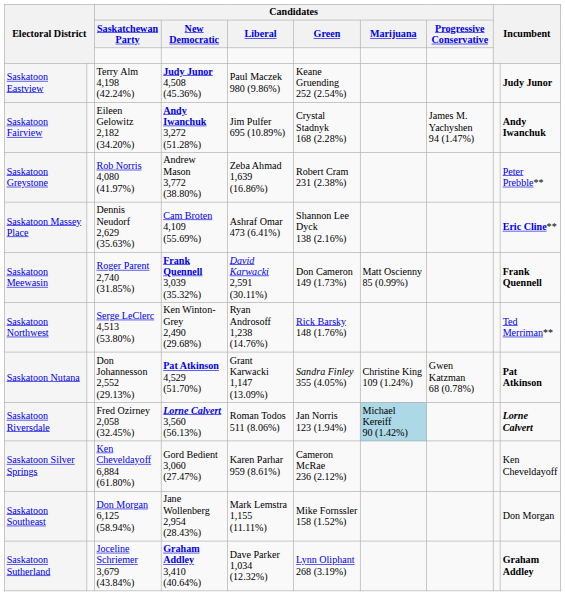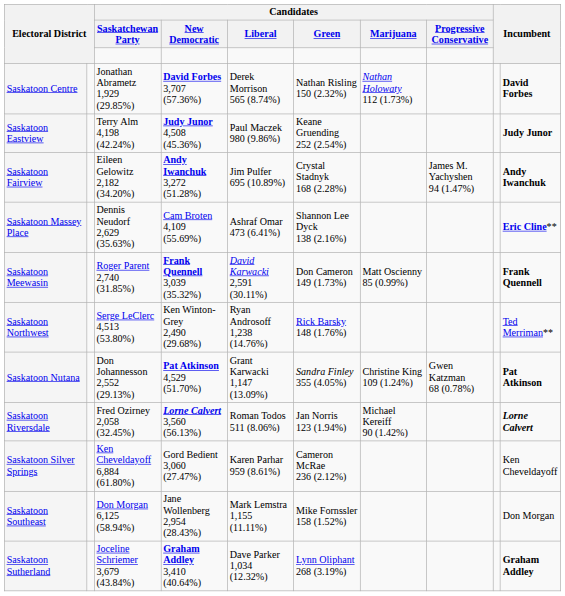+ row: (42, 88)
- row: (27, 177)
(385, 421) lightblue background -> (385, 421) no background
